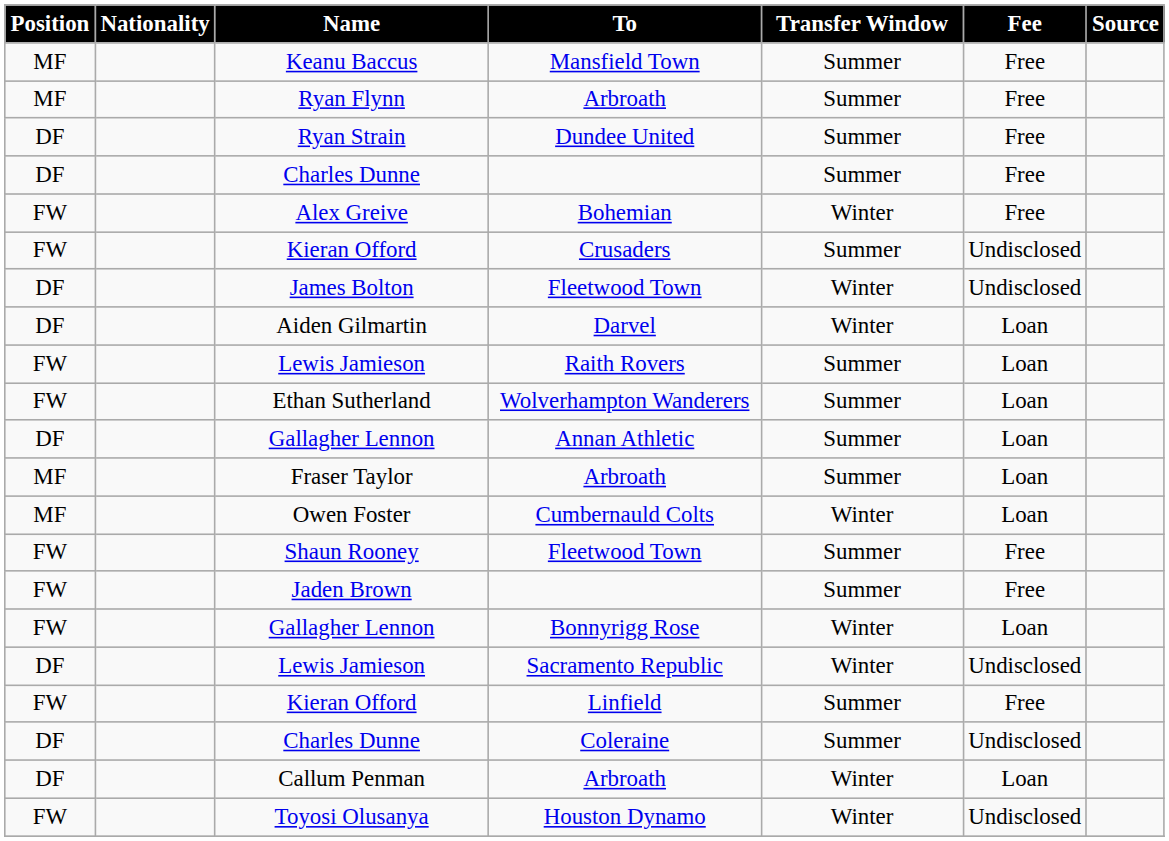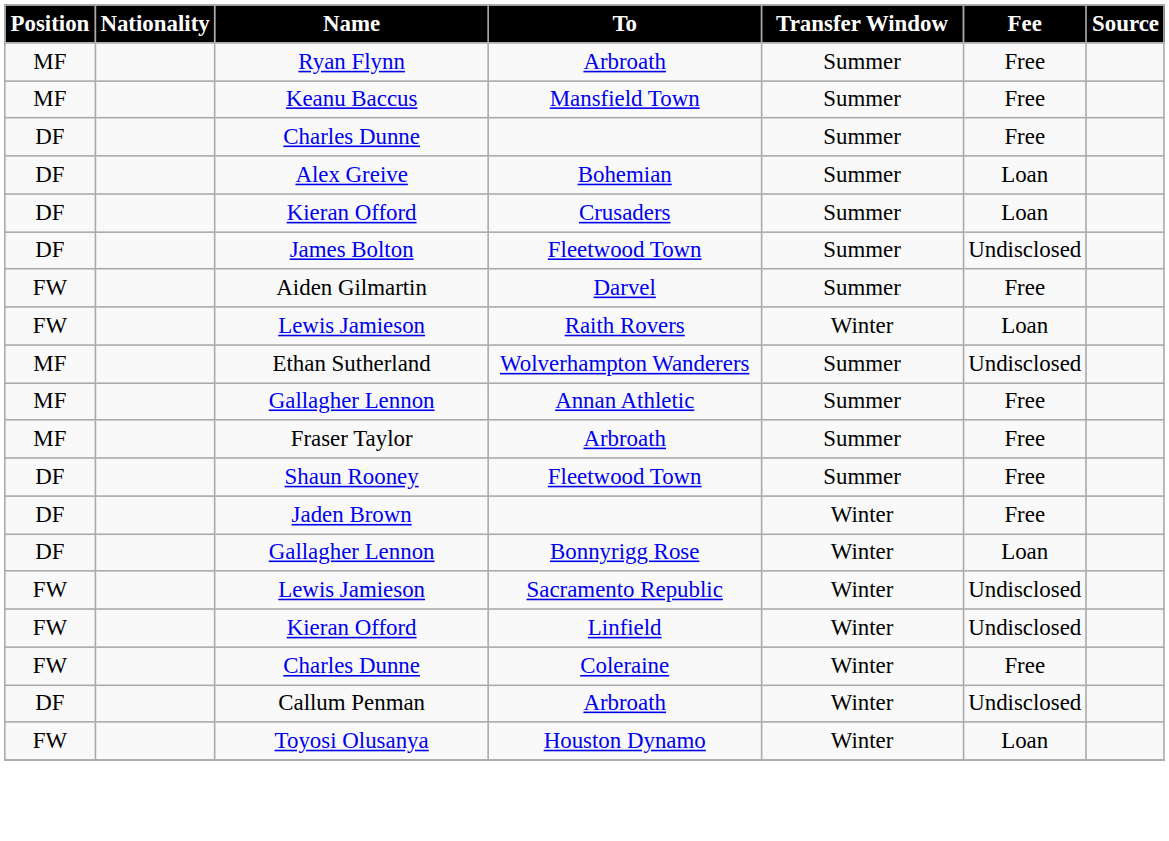rows swapped: (352, 61) <-> (352, 99)
- row: (352, 137)
(50, 212) FW -> (50, 174) DF
(862, 212) Winter -> (862, 174) Summer
(1025, 212) Free -> (1025, 174) Loan
(50, 250) FW -> (50, 212) DF
(1025, 250) Undisclosed -> (1025, 212) Loan
(862, 288) Winter -> (862, 250) Summer
(50, 325) DF -> (50, 288) FW
(862, 325) Winter -> (862, 288) Summer
(1025, 325) Loan -> (1025, 288) Free
(862, 363) Summer -> (862, 325) Winter
(50, 401) FW -> (50, 363) MF
(1025, 401) Loan -> (1025, 363) Undisclosed
(50, 439) DF -> (50, 401) MF
(1025, 439) Loan -> (1025, 401) Free
(1025, 476) Loan -> (1025, 439) Free
- row: (352, 514)
(50, 552) FW -> (50, 476) DF
(50, 590) FW -> (50, 514) DF
(862, 590) Summer -> (862, 514) Winter
(50, 627) FW -> (50, 552) DF
(50, 665) DF -> (50, 590) FW
(862, 703) Summer -> (862, 627) Winter
(1025, 703) Free -> (1025, 627) Undisclosed
(50, 741) DF -> (50, 665) FW
(862, 741) Summer -> (862, 665) Winter
(1025, 741) Undisclosed -> (1025, 665) Free
(1025, 779) Loan -> (1025, 703) Undisclosed
(1025, 816) Undisclosed -> (1025, 741) Loan
